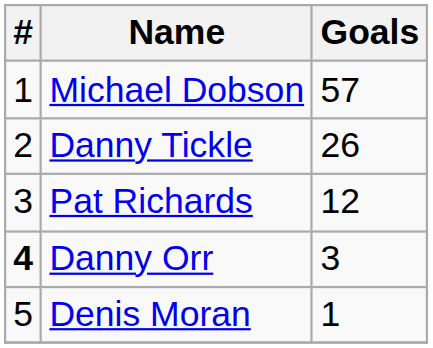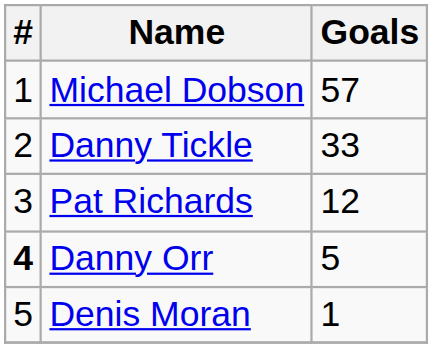(340, 145) 26 -> (340, 145) 33
(330, 257) 3 -> (330, 257) 5
